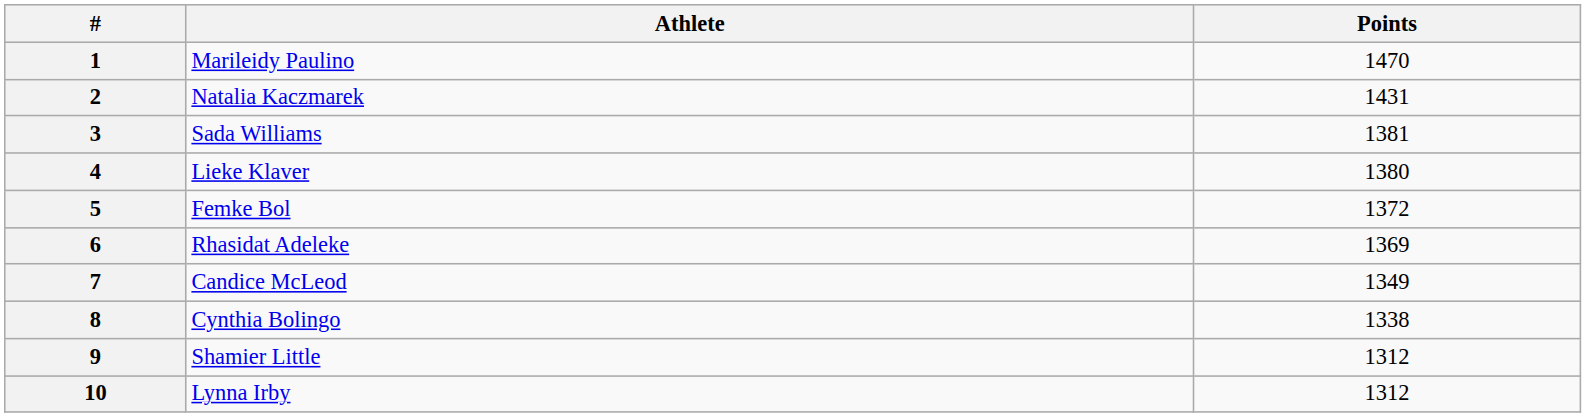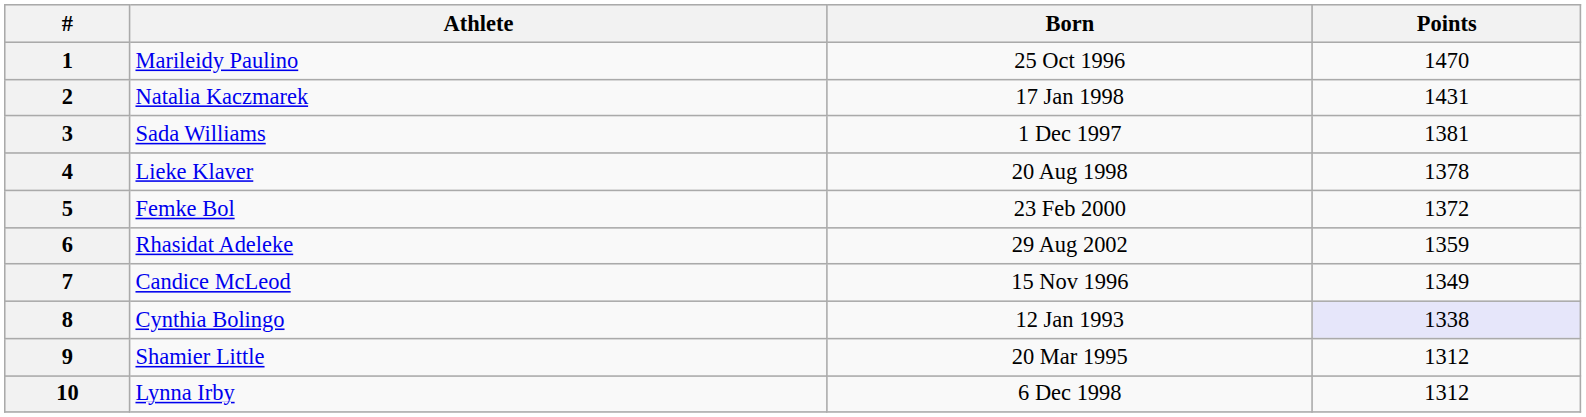+ column: (1070, 23)
(1387, 171) 1380 -> (1447, 171) 1378
(1387, 245) 1369 -> (1447, 245) 1359
(1387, 319) no background -> (1447, 319) lavender background
